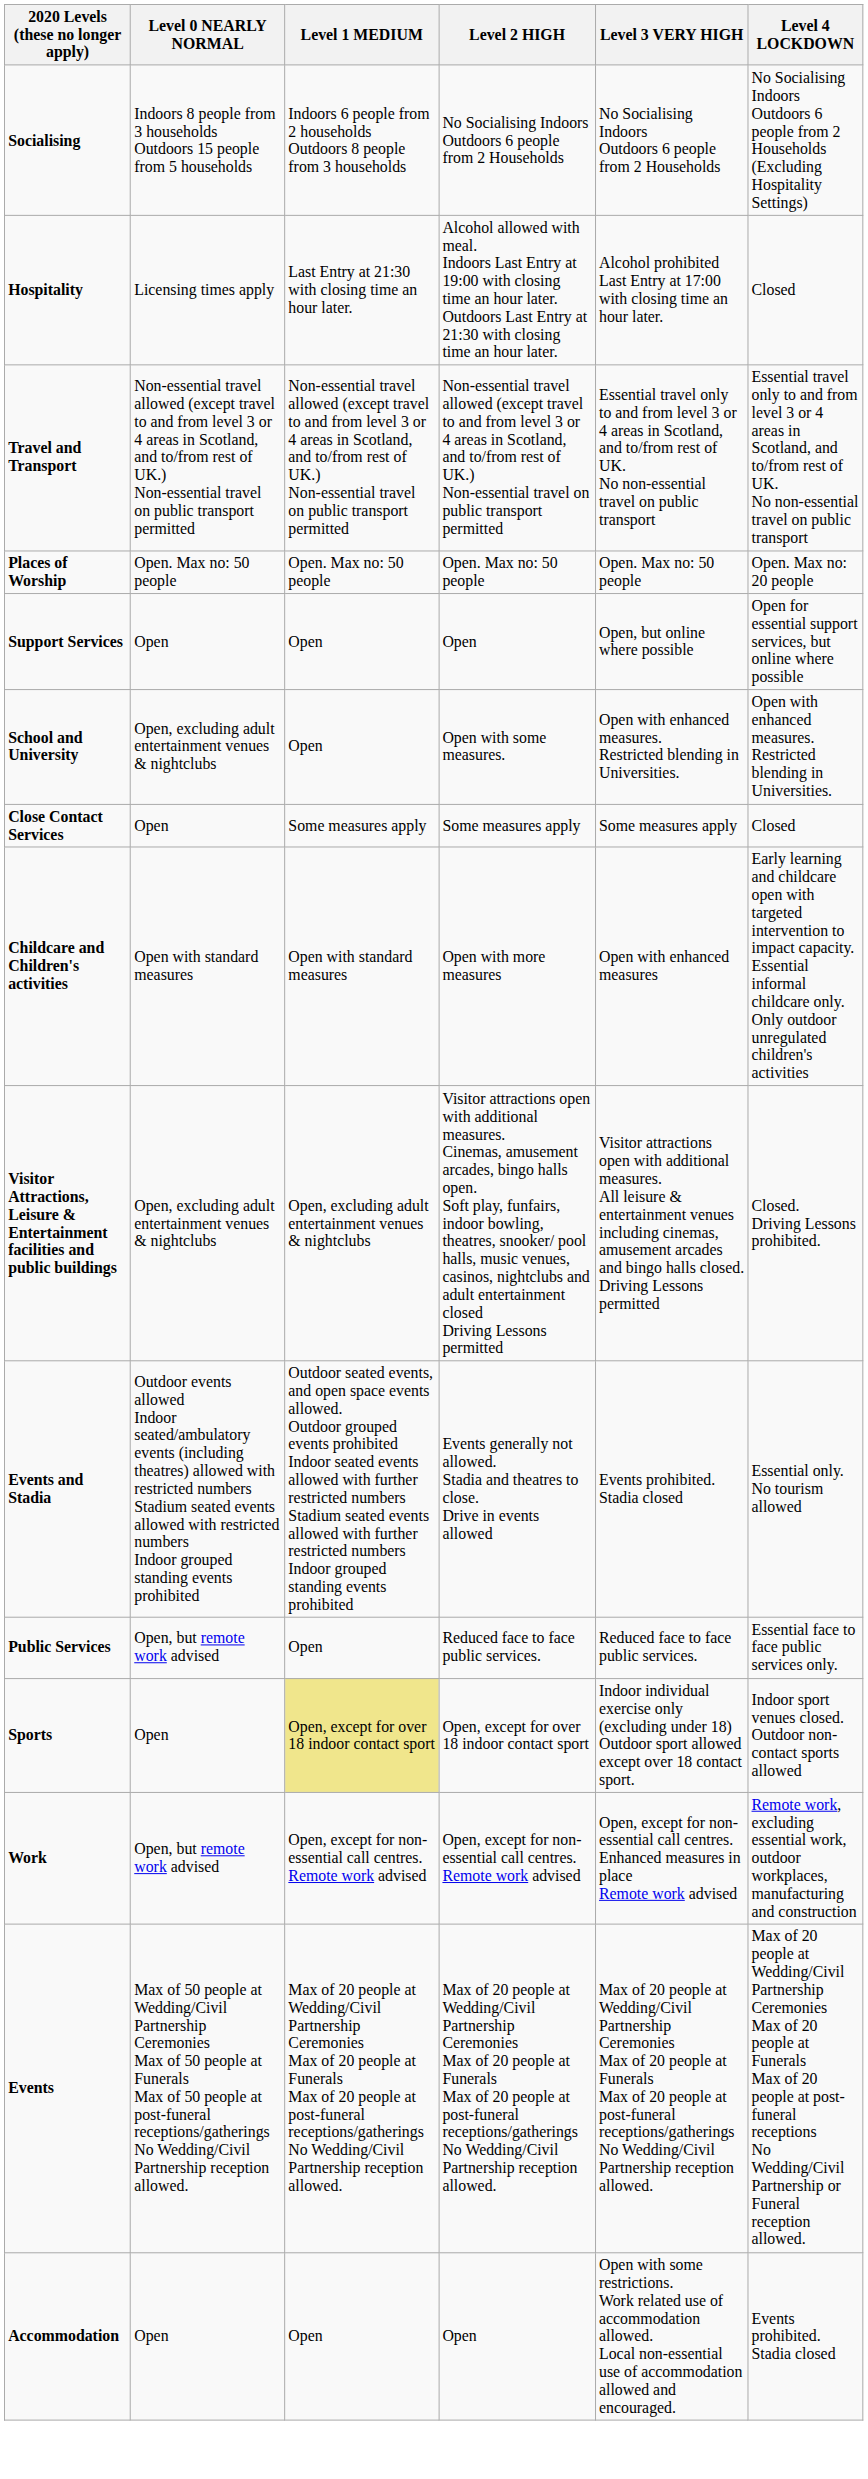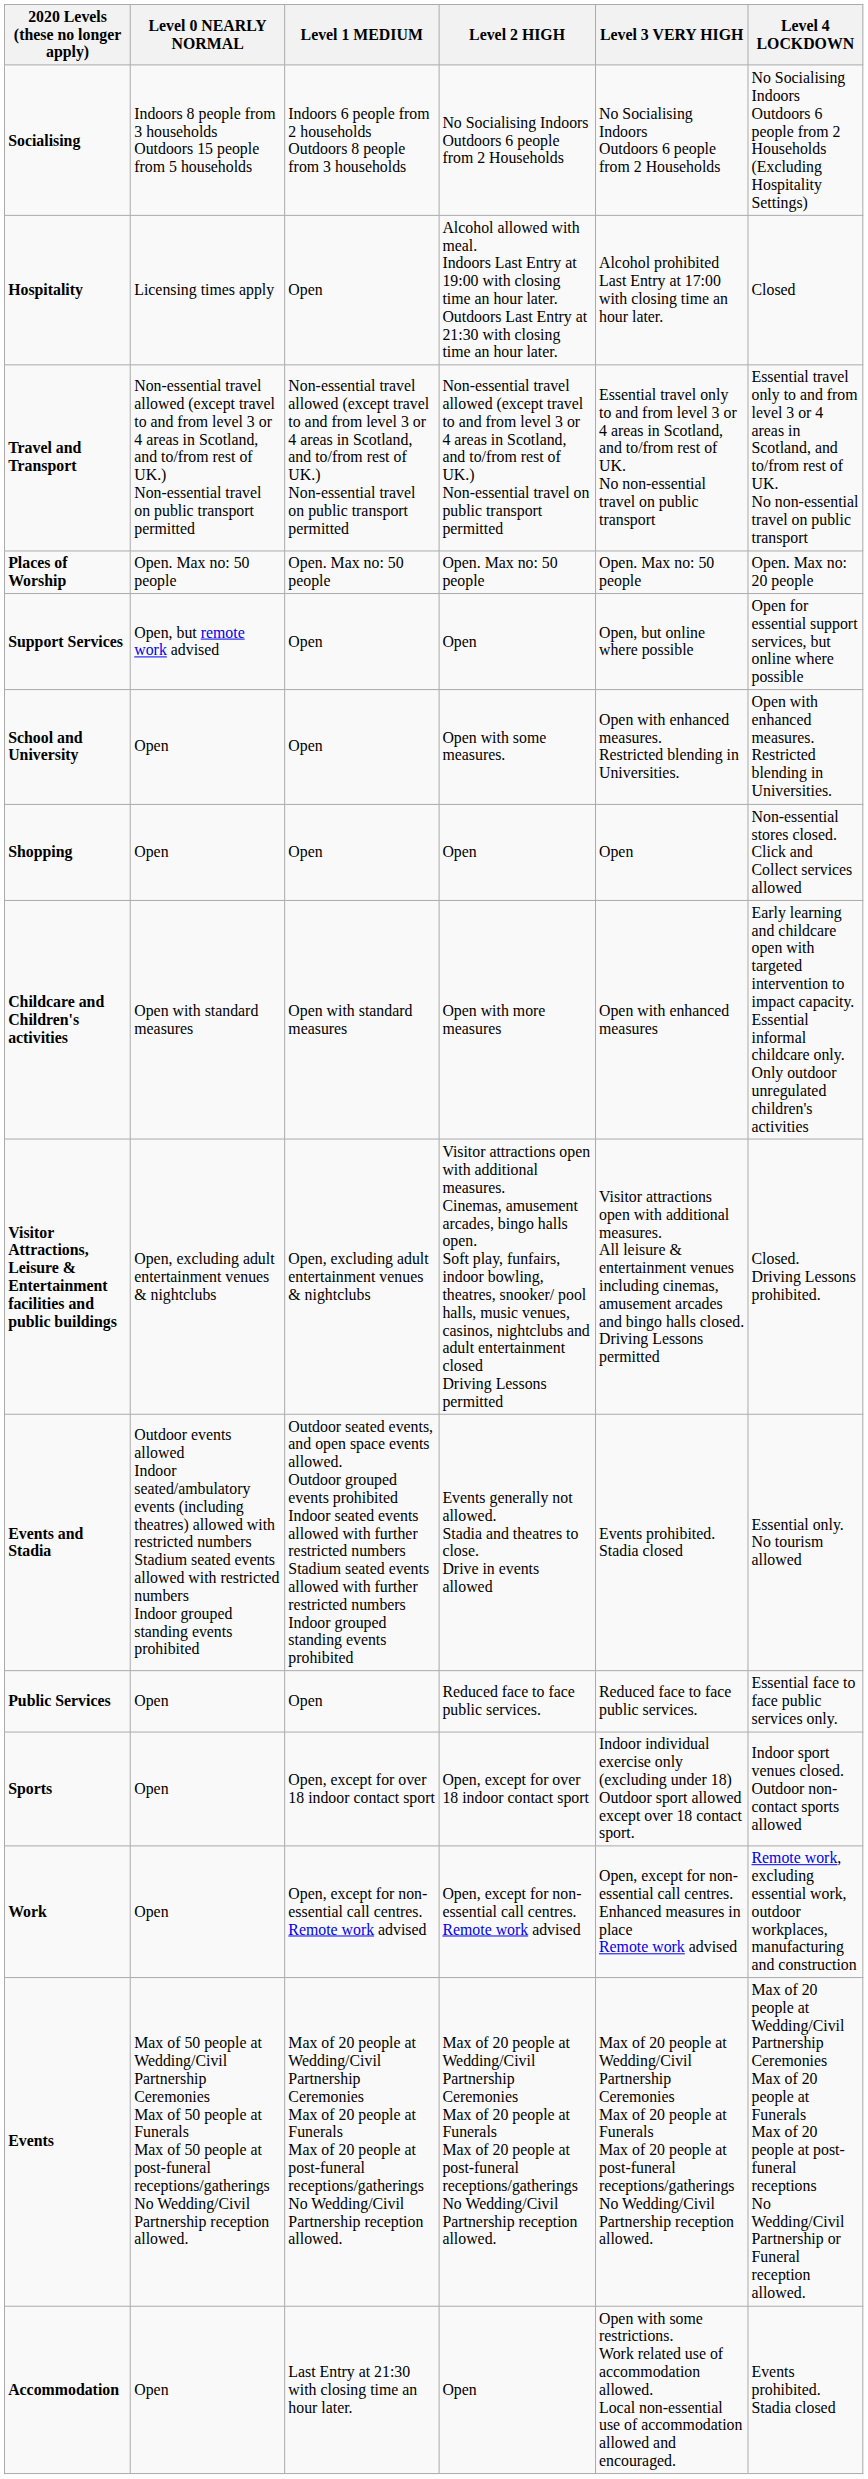(353, 290) Last Entry at 21:30 with closing time an hour later. -> (305, 290) Open
(151, 641) Open -> (189, 641) Open, but remote work advised
(204, 746) Open, excluding adult entertainment venues & nightclubs -> (151, 746) Open
+ row: (40, 852)
- row: (55, 825)
(189, 1647) Open, but remote work advised -> (151, 1701) Open
(362, 1735) khaki background -> (362, 1788) no background
(189, 1858) Open, but remote work advised -> (151, 1911) Open
(305, 2336) Open -> (353, 2389) Last Entry at 21:30 with closing time an hour later.
